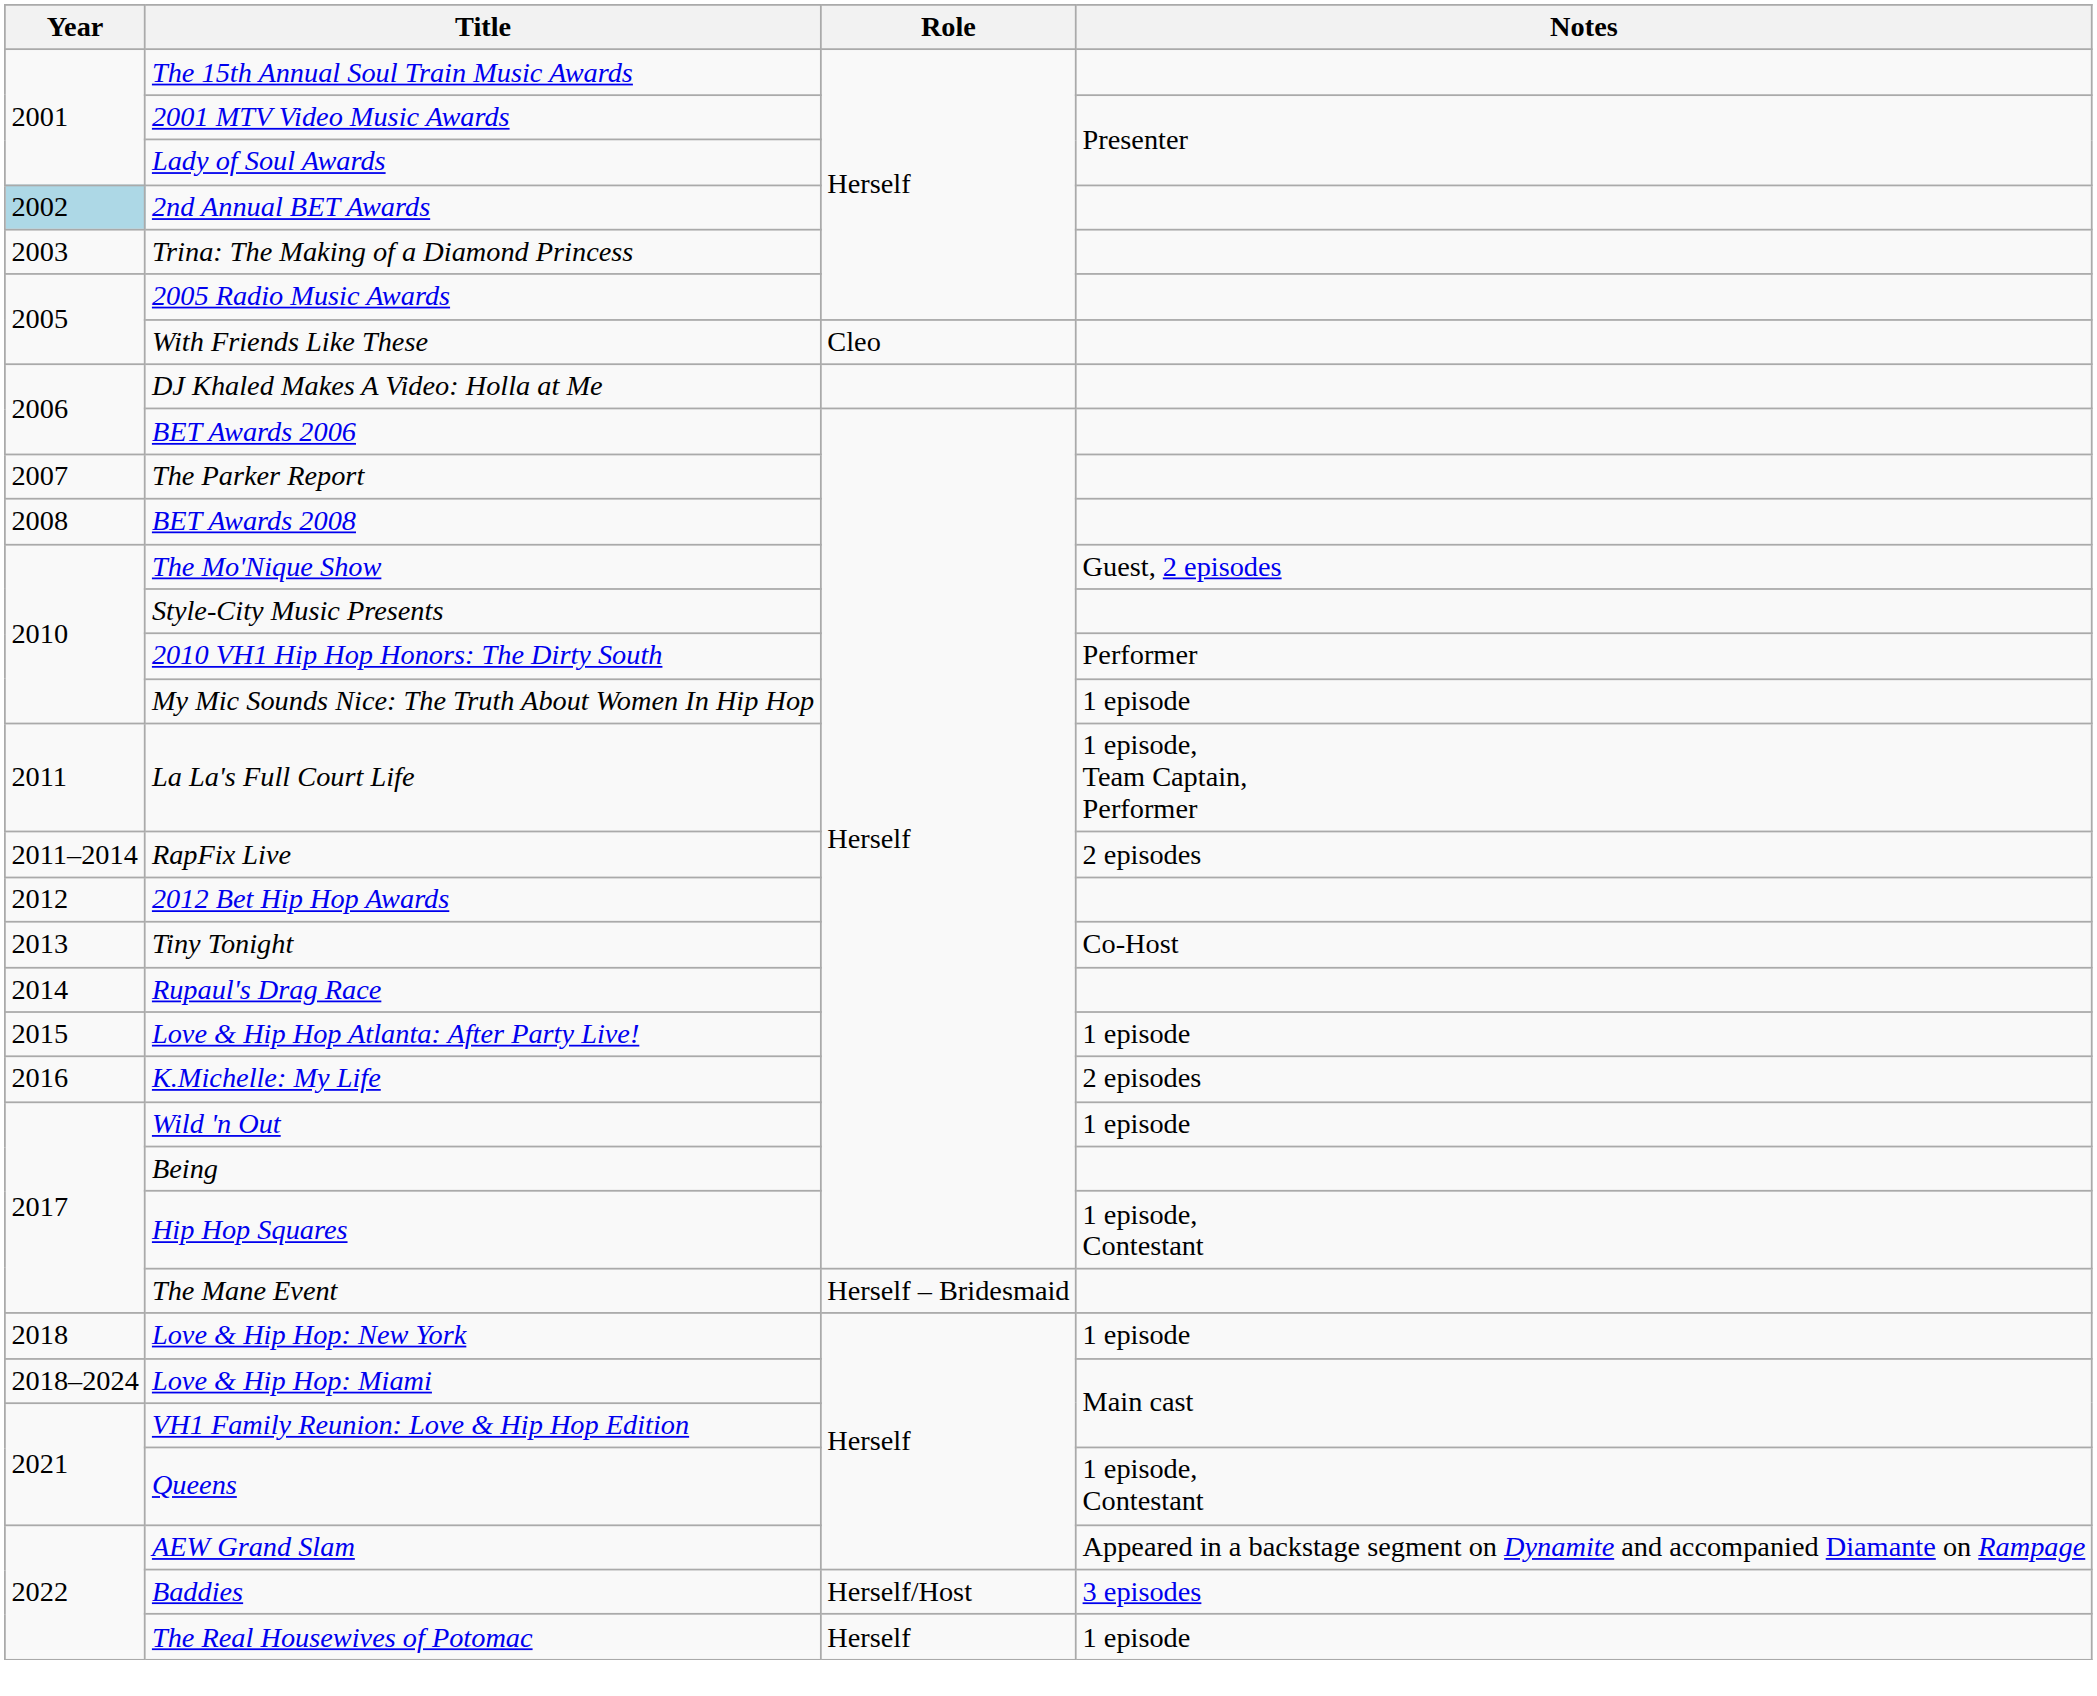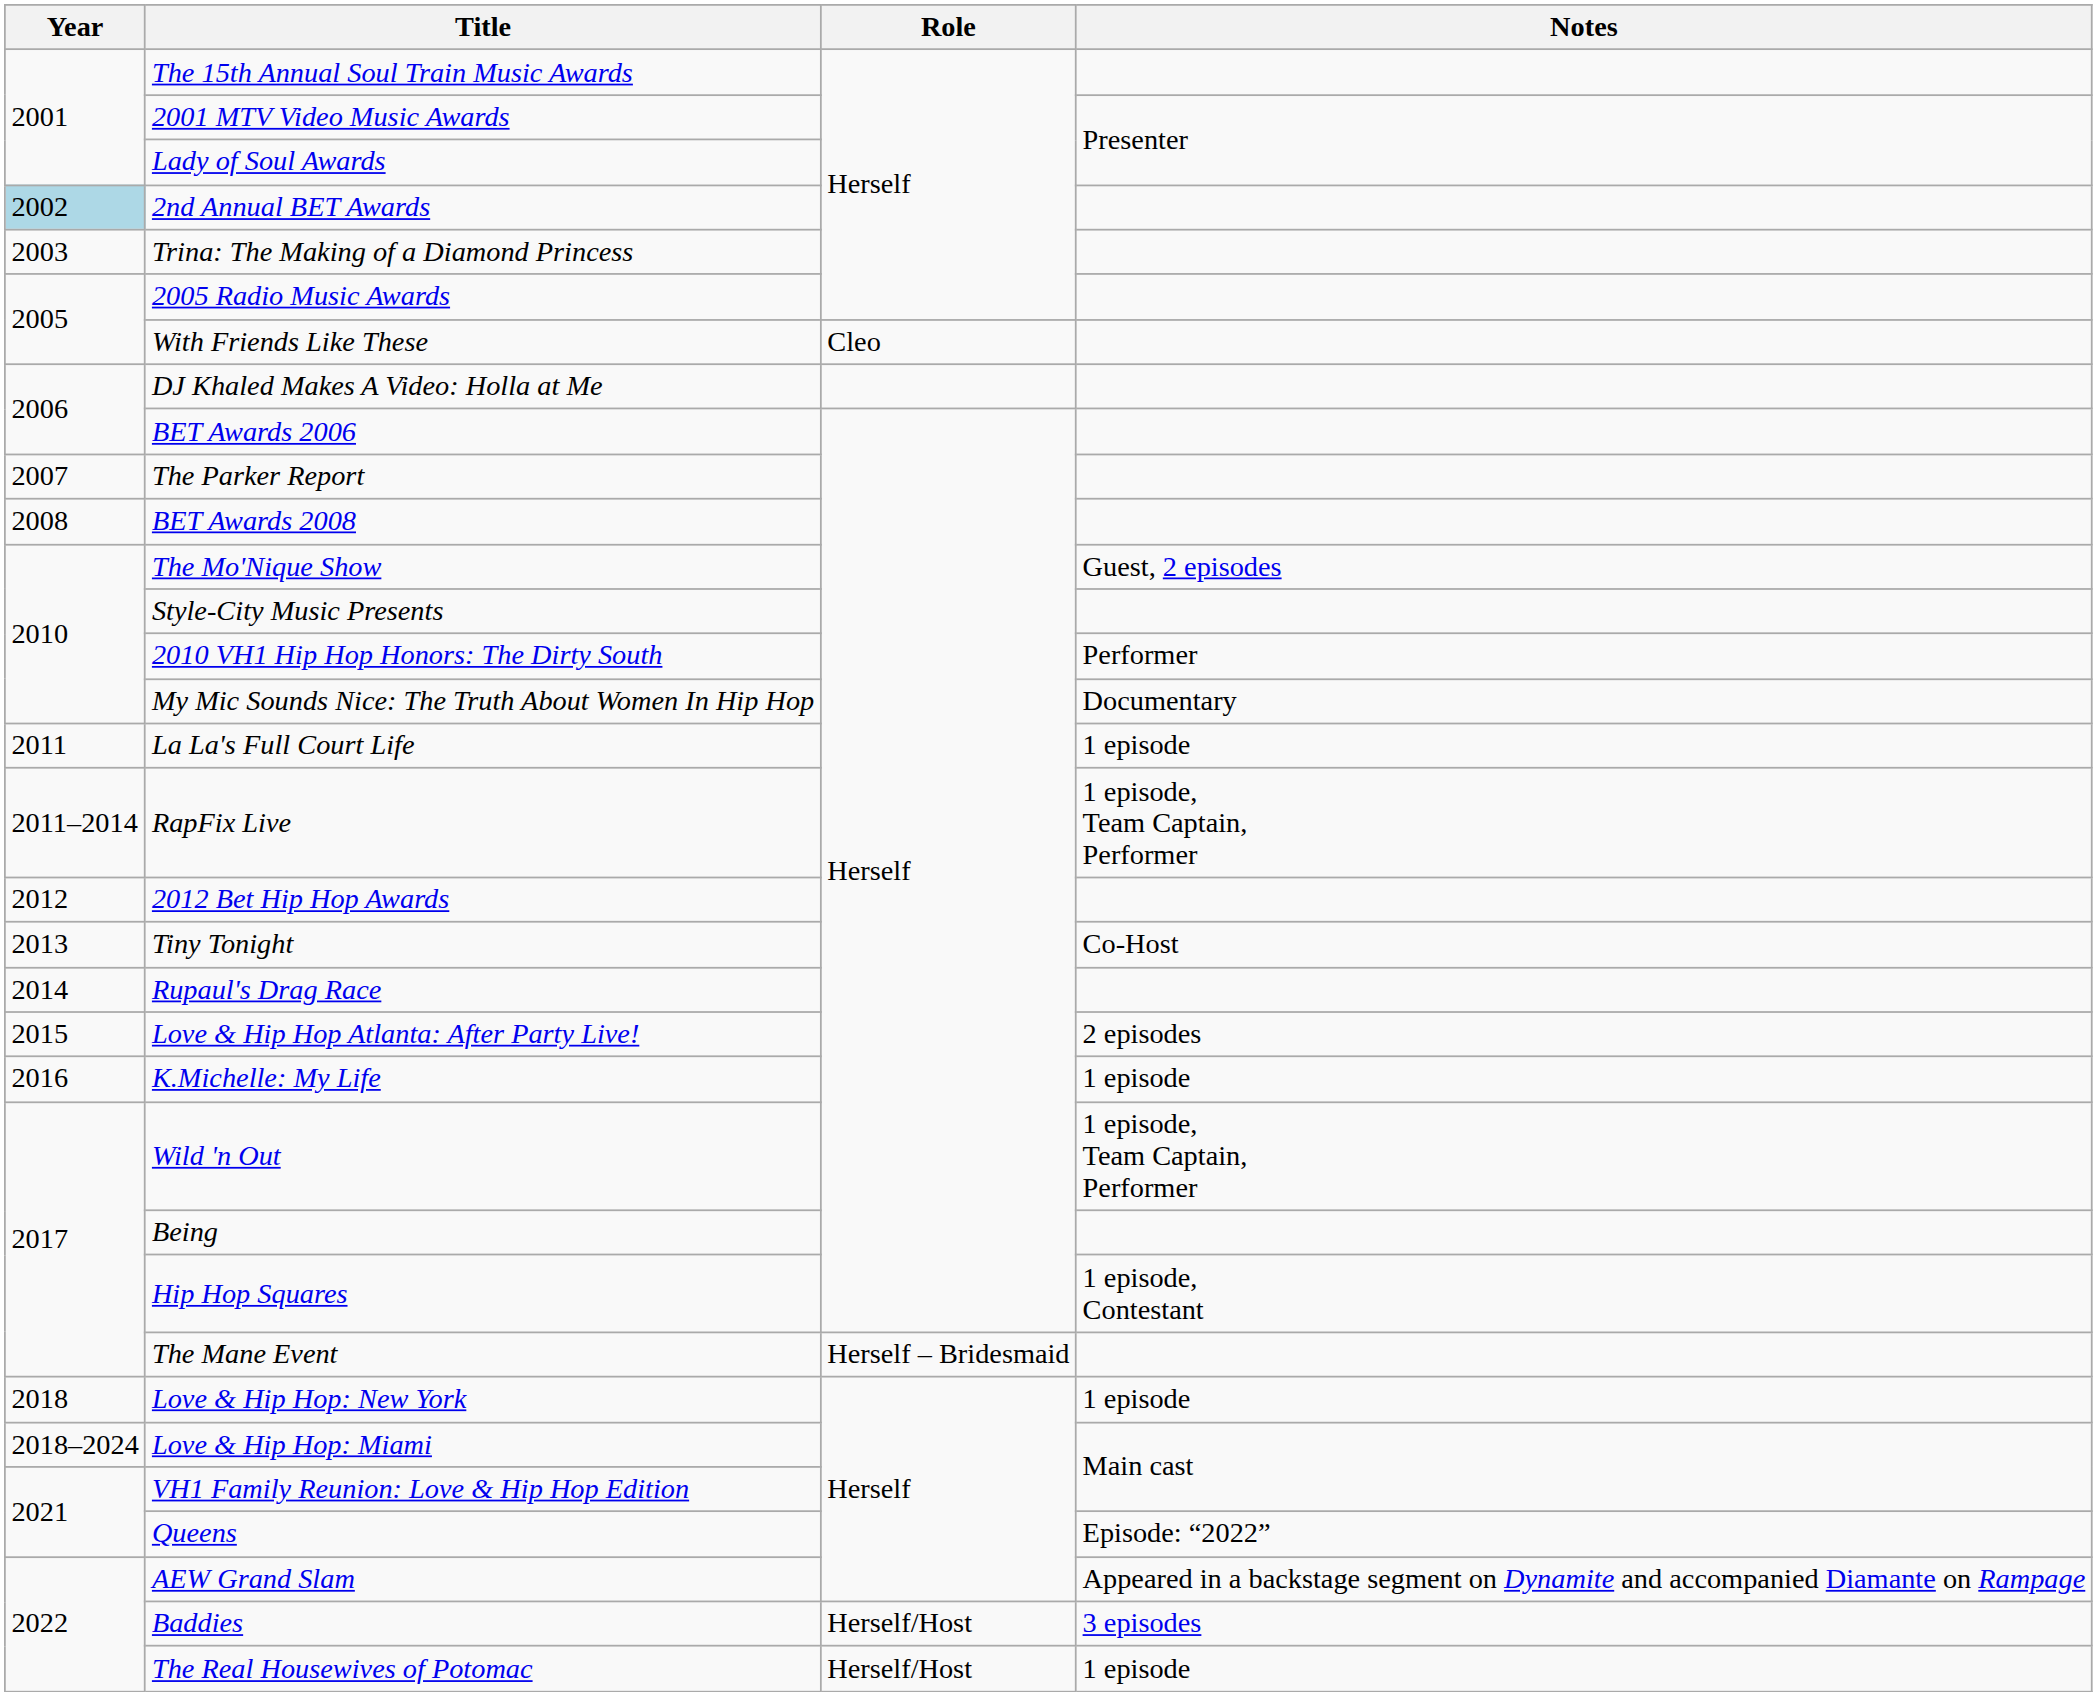(1136, 700) 1 episode -> (1160, 700) Documentary
(1165, 777) 1 episode, Team Captain, Performer -> (1136, 745) 1 episode
(1142, 854) 2 episodes -> (1165, 822) 1 episode, Team Captain, Performer
(1136, 1033) 1 episode -> (1142, 1033) 2 episodes
(1142, 1078) 2 episodes -> (1136, 1078) 1 episode
(1136, 1123) 1 episode -> (1165, 1155) 1 episode, Team Captain, Performer
(1143, 1485) 1 episode, Contestant -> (1177, 1533) Episode: “2022”
(869, 1636) Herself -> (900, 1668) Herself/Host
